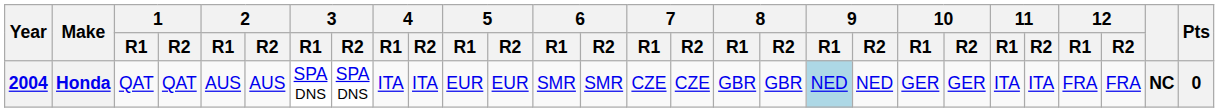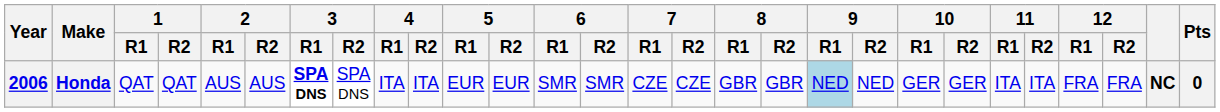(28, 84) 2004 -> (28, 84) 2006
(311, 84) normal -> (311, 84) bold
